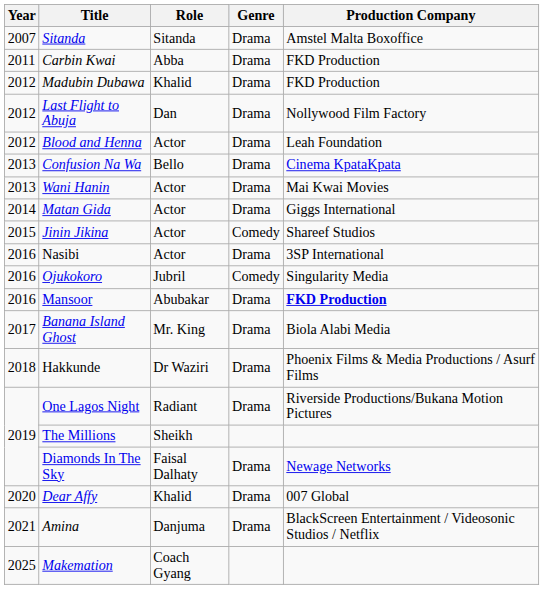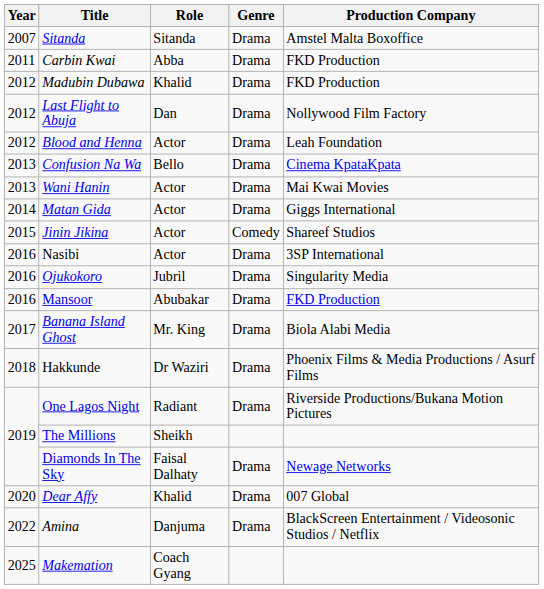(256, 277) Comedy -> (251, 277) Drama
(336, 299) bold -> (333, 299) normal
(22, 527) 2021 -> (22, 527) 2022
